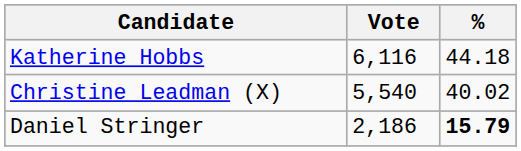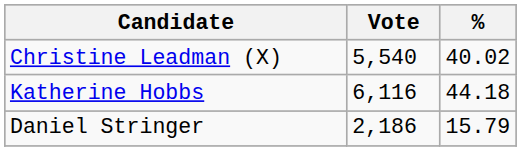rows swapped: (107, 58) <-> (146, 93)
(478, 128) bold -> (478, 128) normal
